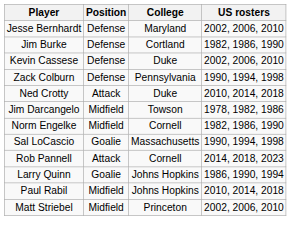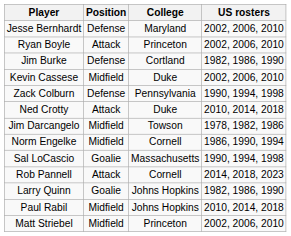+ row: (44, 45)
(106, 61) Defense -> (106, 77) Midfield
(244, 126) 1982, 1986, 1990 -> (244, 142) 1986, 1990, 1994
(244, 175) 1986, 1990, 1994 -> (244, 191) 1982, 1986, 1990
